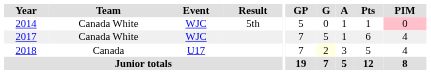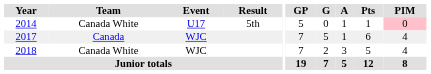(196, 23) WJC -> (196, 23) U17
(108, 37) Canada White -> (108, 37) Canada
(108, 50) Canada -> (108, 50) Canada White
(196, 50) U17 -> (196, 50) WJC
(326, 50) lightyellow background -> (326, 50) no background
